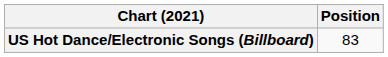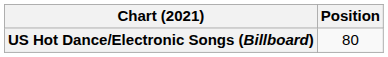(350, 40) 83 -> (350, 40) 80
